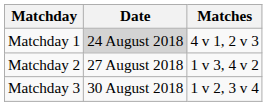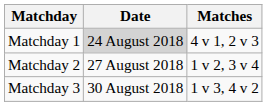(225, 64) 1 v 3, 4 v 2 -> (225, 64) 1 v 2, 3 v 4
(225, 88) 1 v 2, 3 v 4 -> (225, 88) 1 v 3, 4 v 2
